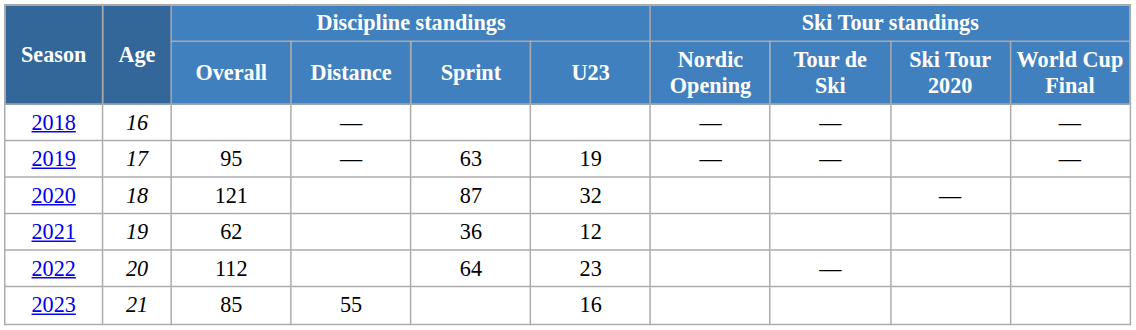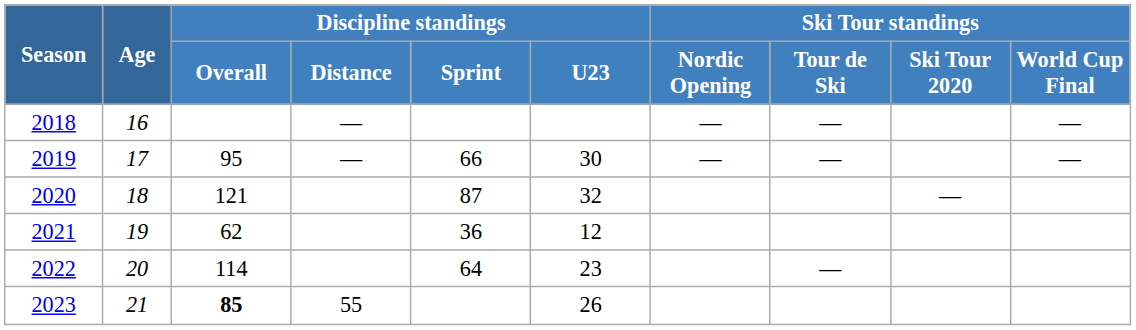(471, 159) 63 -> (471, 159) 66
(591, 159) 19 -> (591, 159) 30
(231, 268) 112 -> (231, 268) 114
(231, 305) normal -> (231, 305) bold
(591, 305) 16 -> (591, 305) 26
